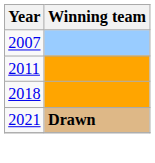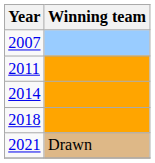+ row: (24, 94)
(72, 119) bold -> (70, 145) normal
